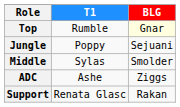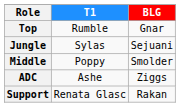(152, 29) lightyellow background -> (152, 29) no background
(90, 45) Poppy -> (90, 45) Sylas
(90, 61) Sylas -> (90, 61) Poppy
